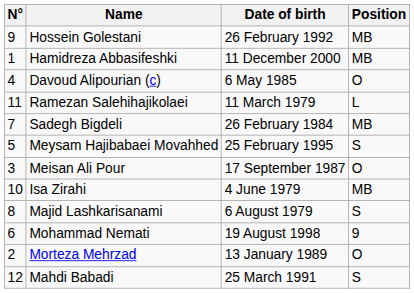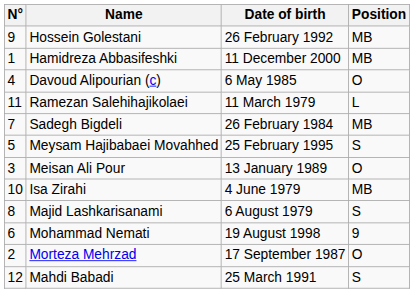(285, 168) 17 September 1987 -> (276, 168) 13 January 1989
(276, 255) 13 January 1989 -> (285, 255) 17 September 1987
